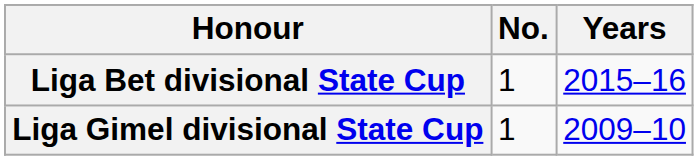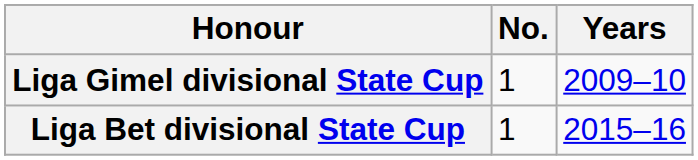rows swapped: (248, 79) <-> (248, 129)
